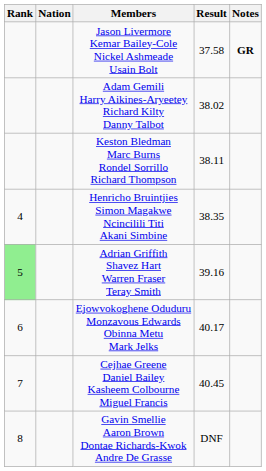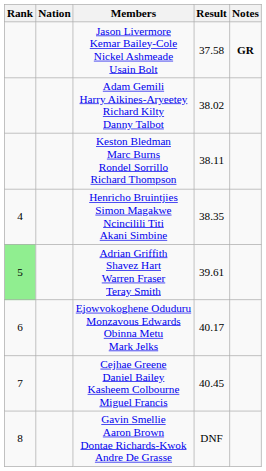(212, 272) 39.16 -> (212, 272) 39.61
